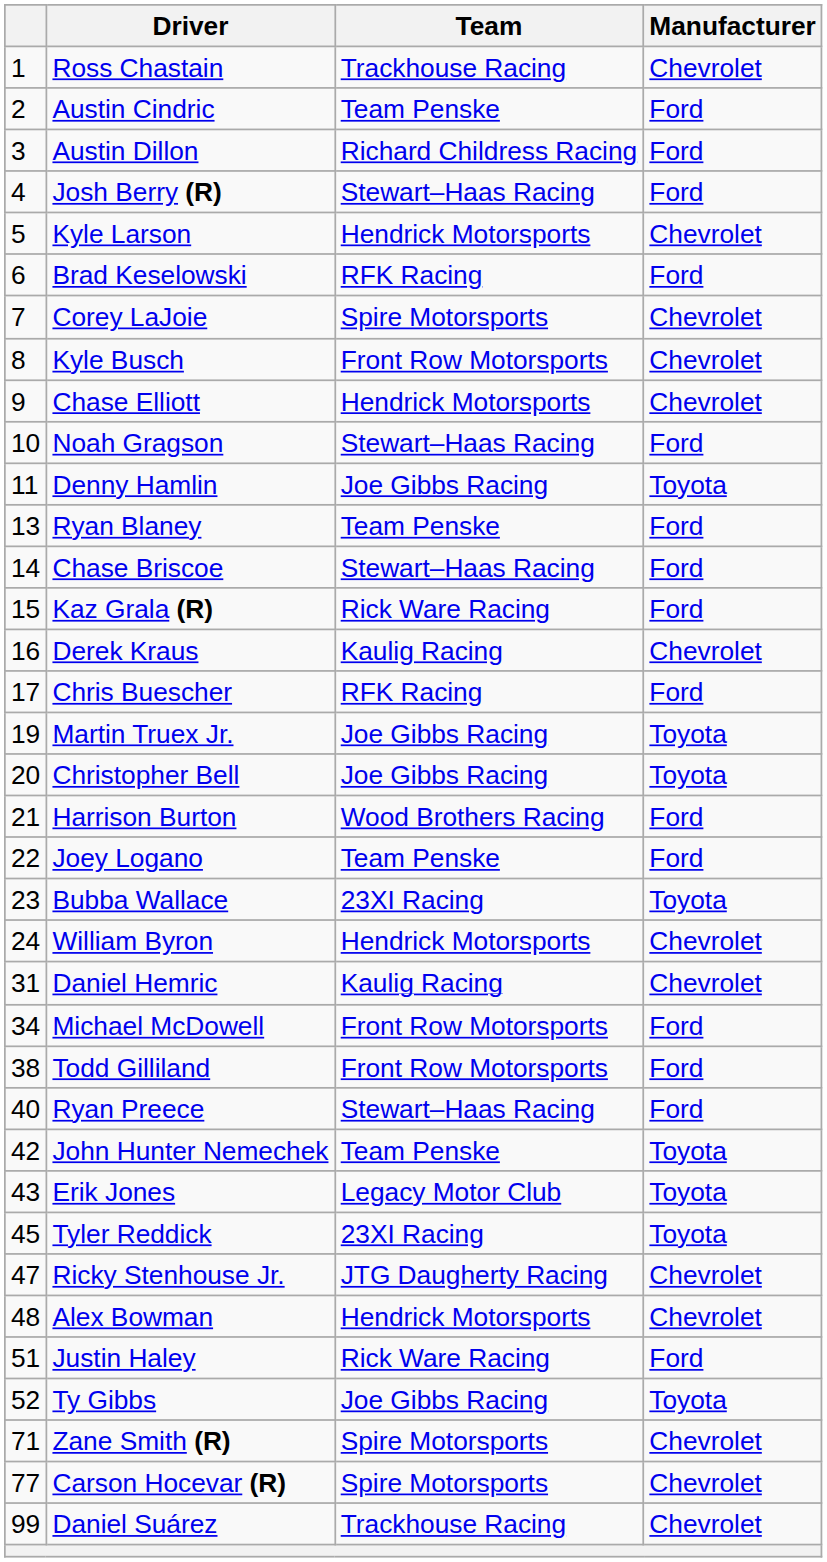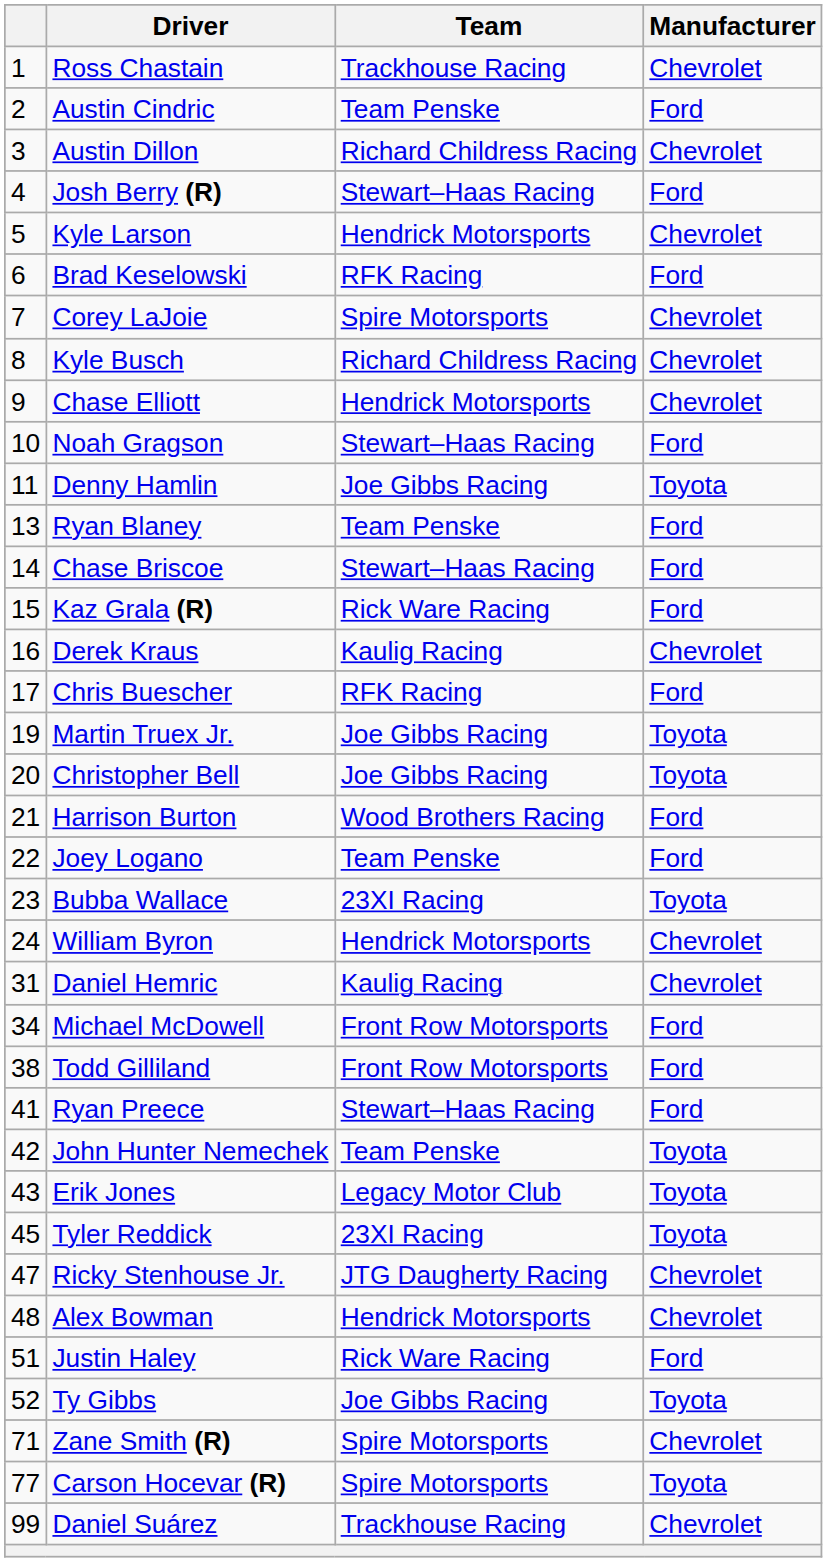(676, 151) Ford -> (706, 151) Chevrolet
(474, 359) Front Row Motorsports -> (489, 359) Richard Childress Racing
(26, 1108) 40 -> (26, 1108) 41
(706, 1483) Chevrolet -> (688, 1483) Toyota
